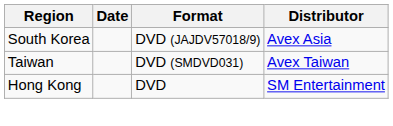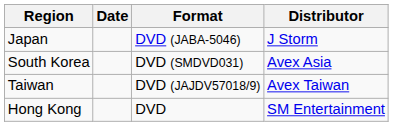+ row: (28, 39)
(198, 39) DVD (JAJDV57018/9) -> (189, 62) DVD (SMDVD031)
(189, 62) DVD (SMDVD031) -> (198, 86) DVD (JAJDV57018/9)
